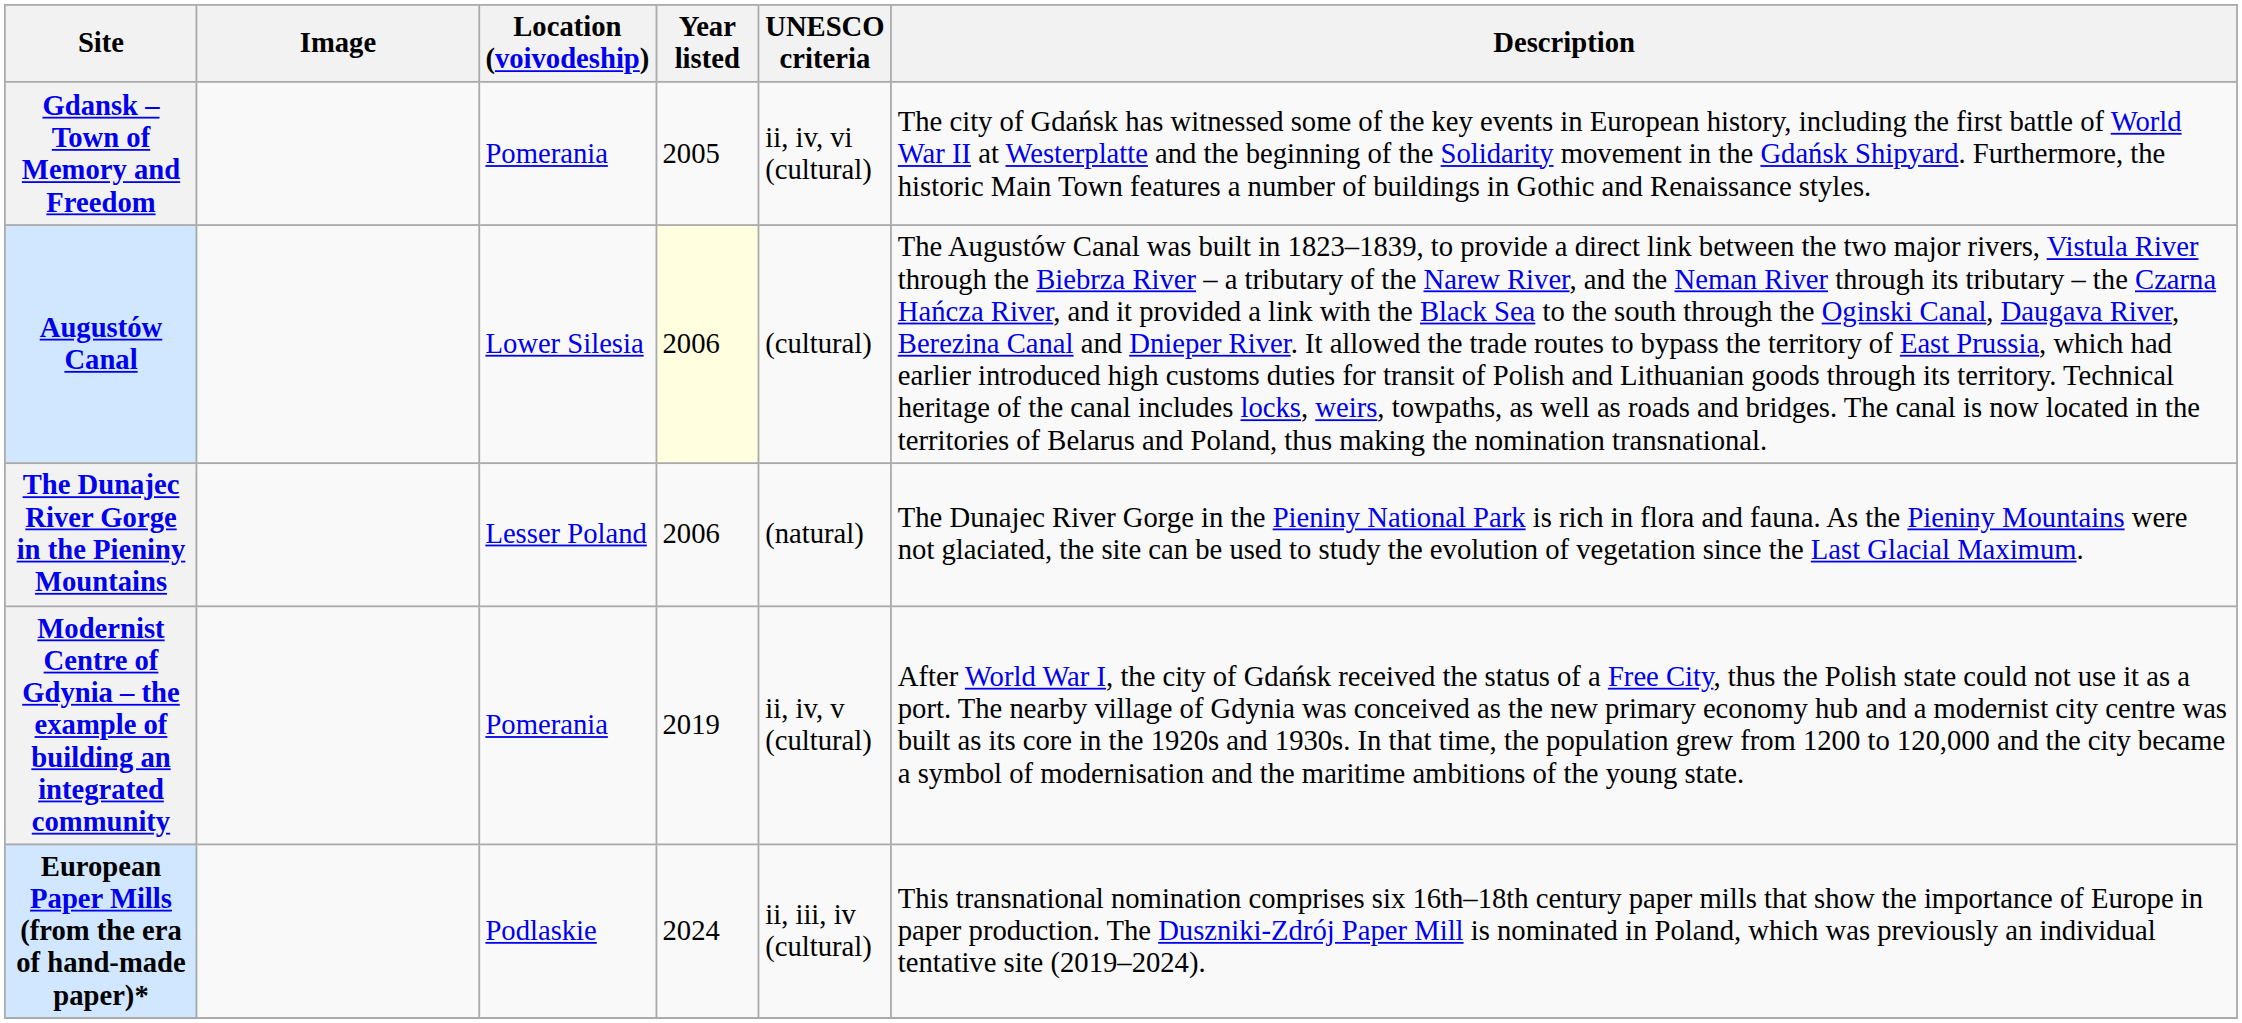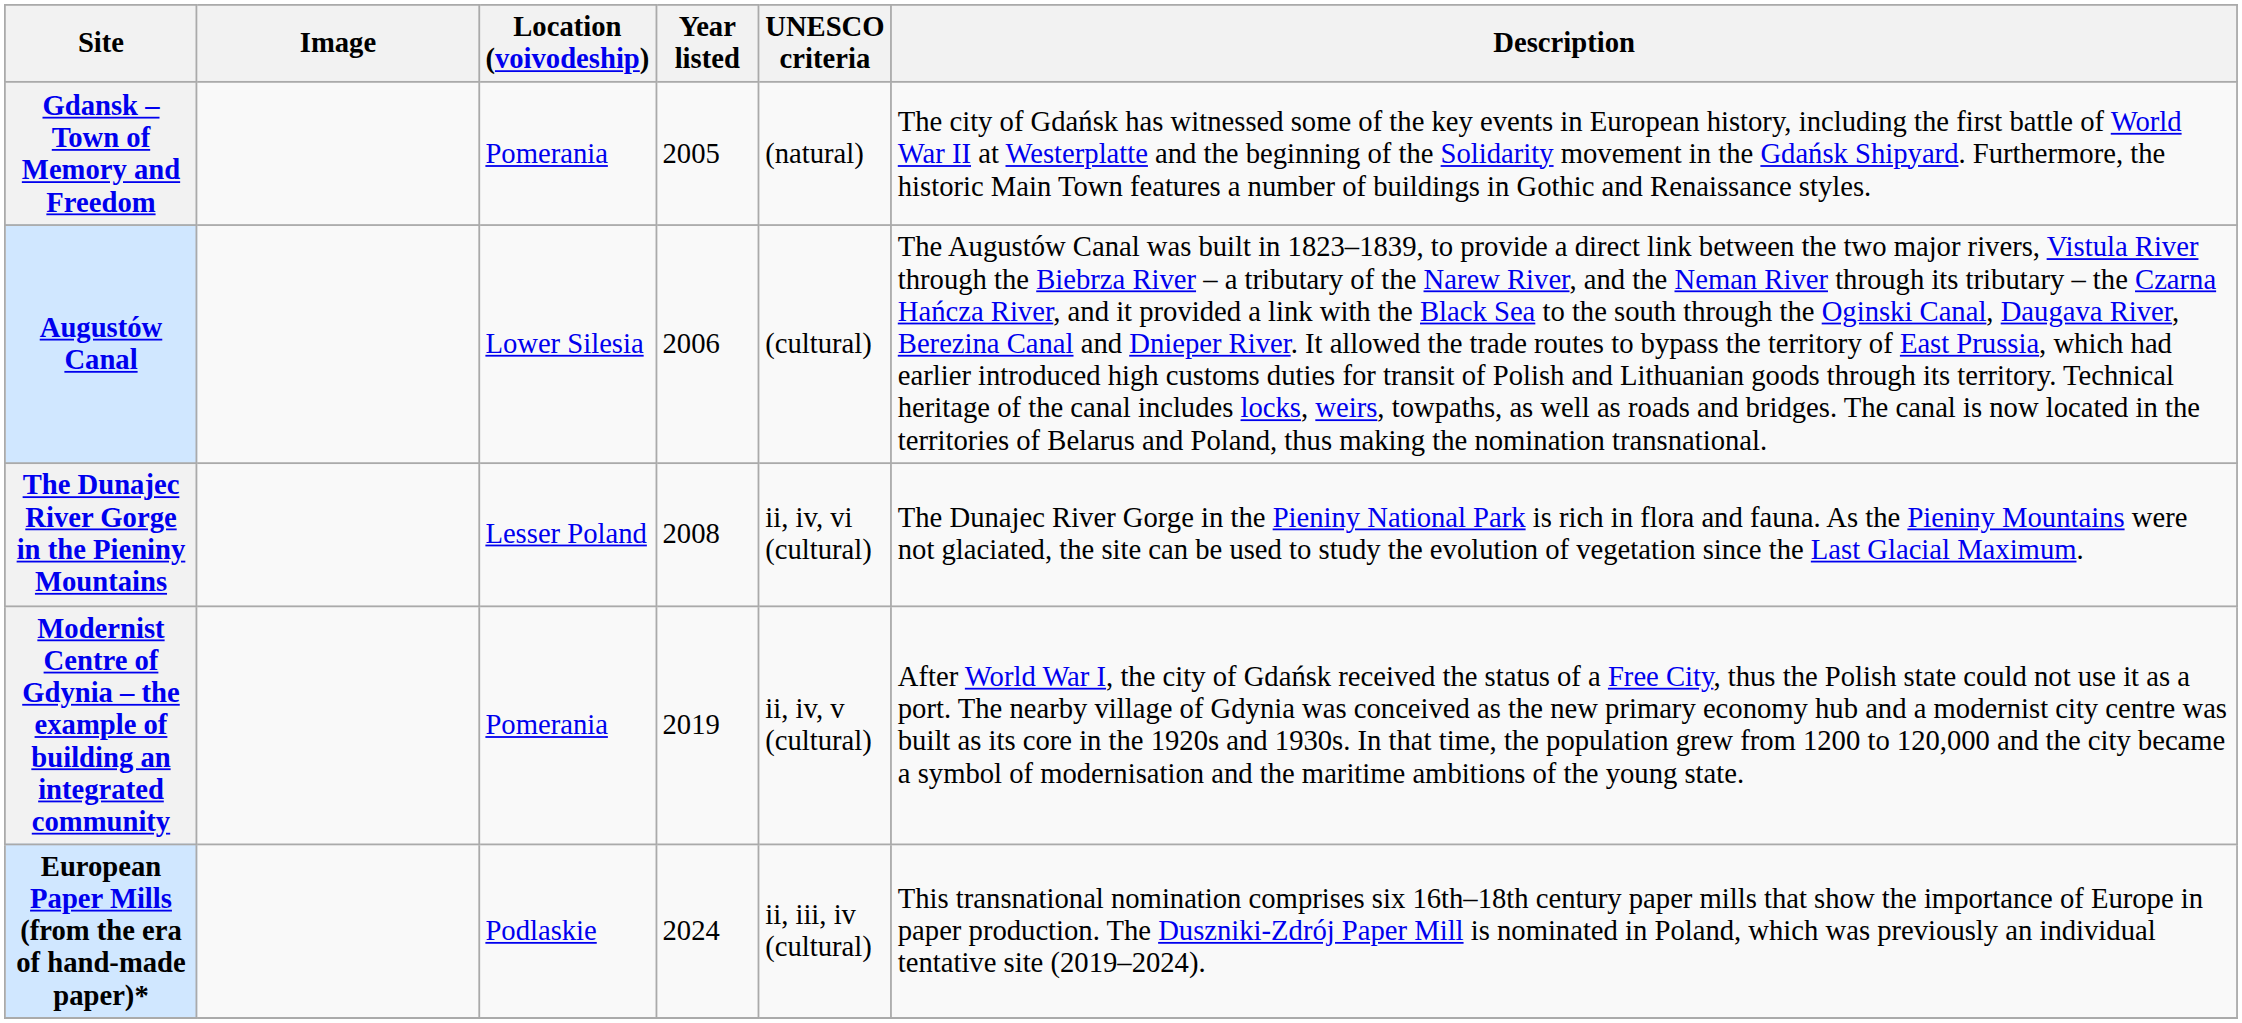(819, 153) ii, iv, vi (cultural) -> (815, 153) (natural)
(691, 343) lightyellow background -> (691, 343) no background
(691, 534) 2006 -> (691, 534) 2008
(815, 534) (natural) -> (819, 534) ii, iv, vi (cultural)
